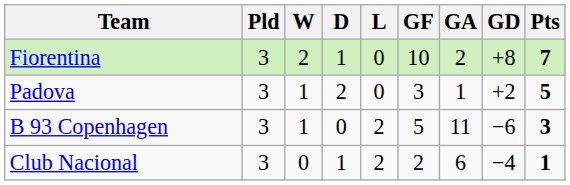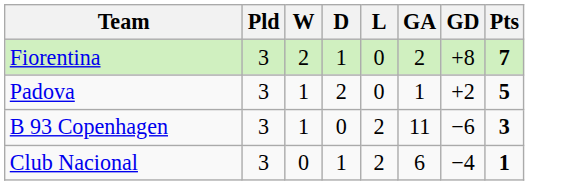- column: (418, 22)
